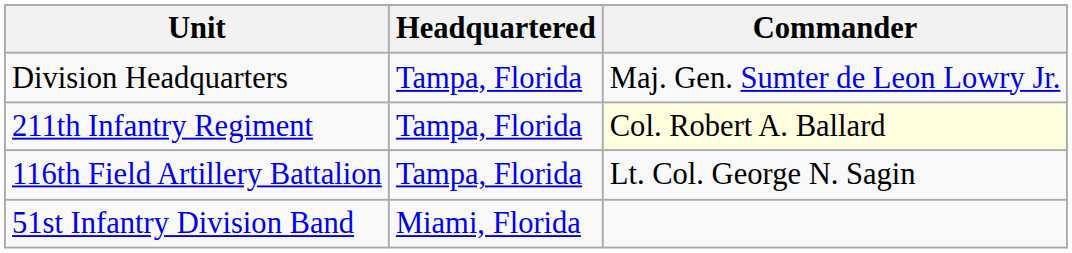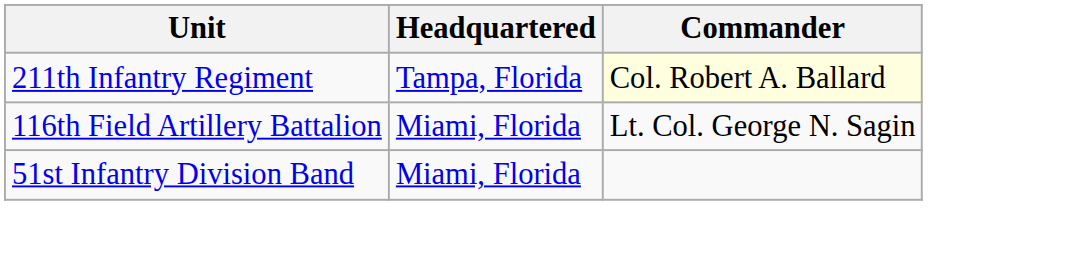- row: (150, 77)
(489, 174) Tampa, Florida -> (488, 125) Miami, Florida
